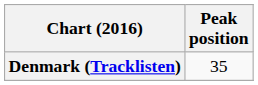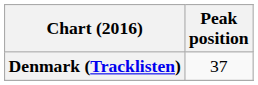(219, 66) 35 -> (219, 66) 37
